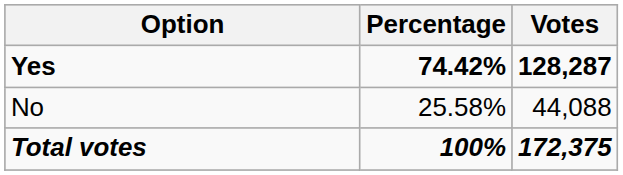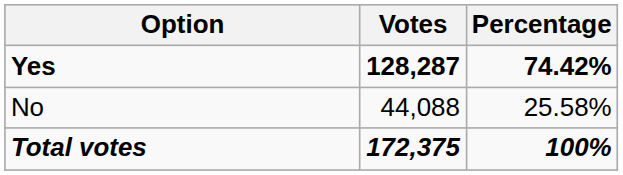columns swapped: (565, 25) <-> (436, 25)
